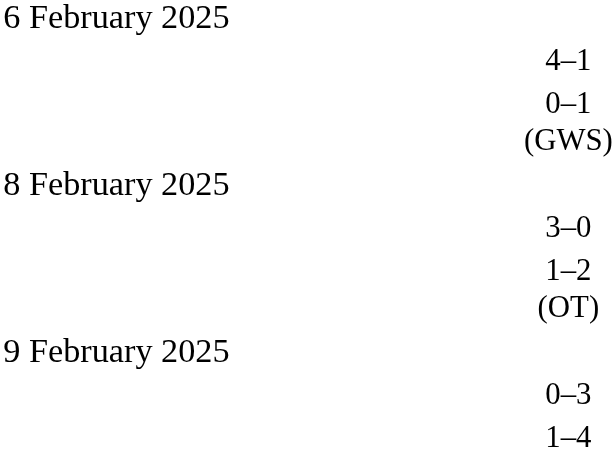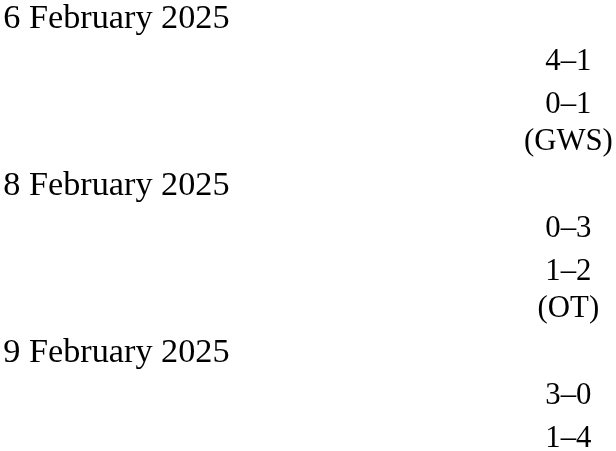rows swapped: (236, 228) <-> (236, 395)
